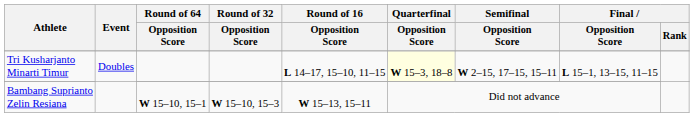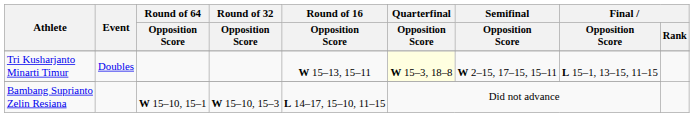(335, 73) L 14–17, 15–10, 11–15 -> (335, 73) W 15–13, 15–11
(335, 103) W 15–13, 15–11 -> (335, 103) L 14–17, 15–10, 11–15
